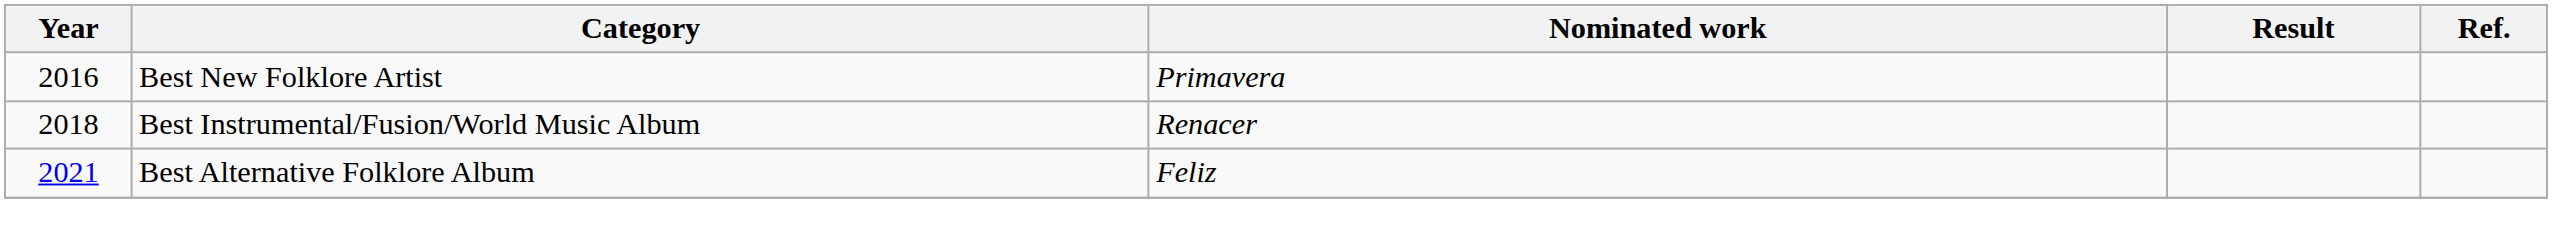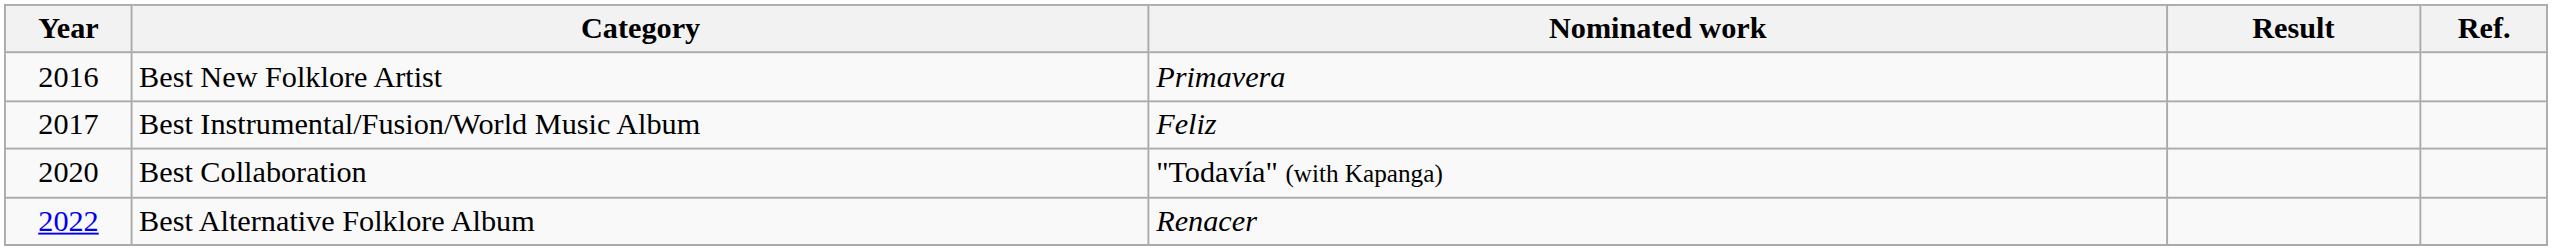(68, 124) 2018 -> (68, 124) 2017
(1207, 124) Renacer -> (1186, 124) Feliz
+ row: (253, 172)
(68, 172) 2021 -> (68, 220) 2022
(1186, 172) Feliz -> (1207, 220) Renacer
